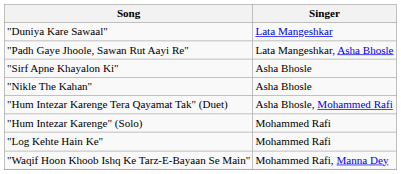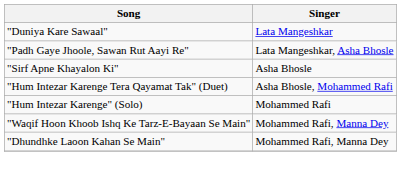- row: (50, 87)
- row: (55, 141)
+ row: (86, 141)
